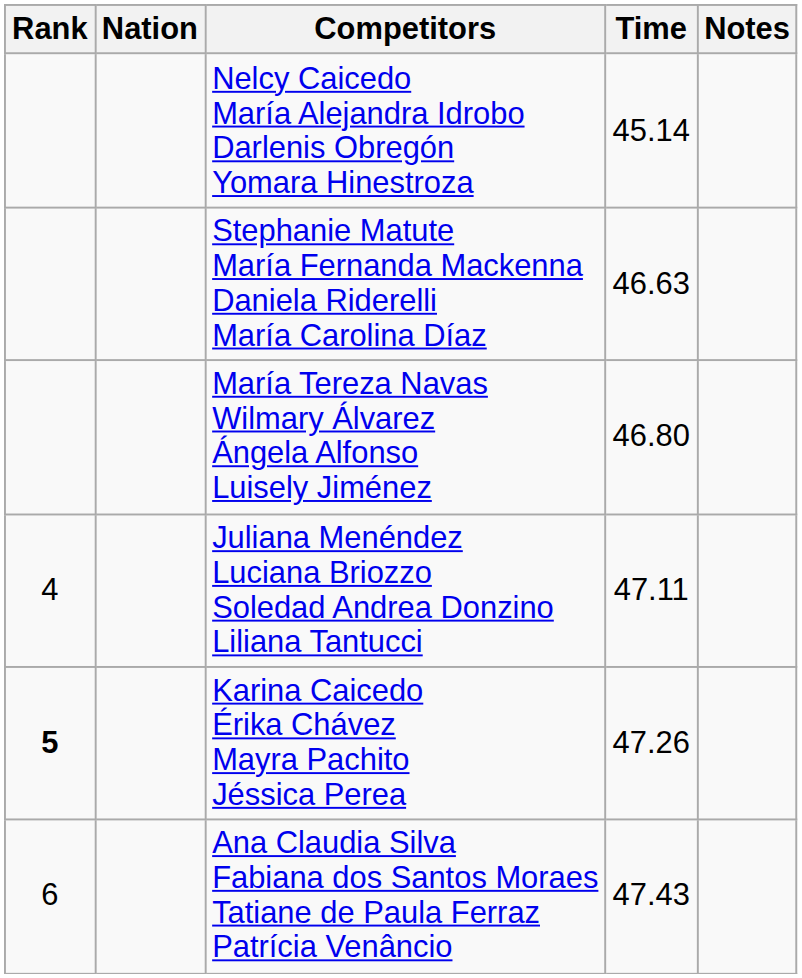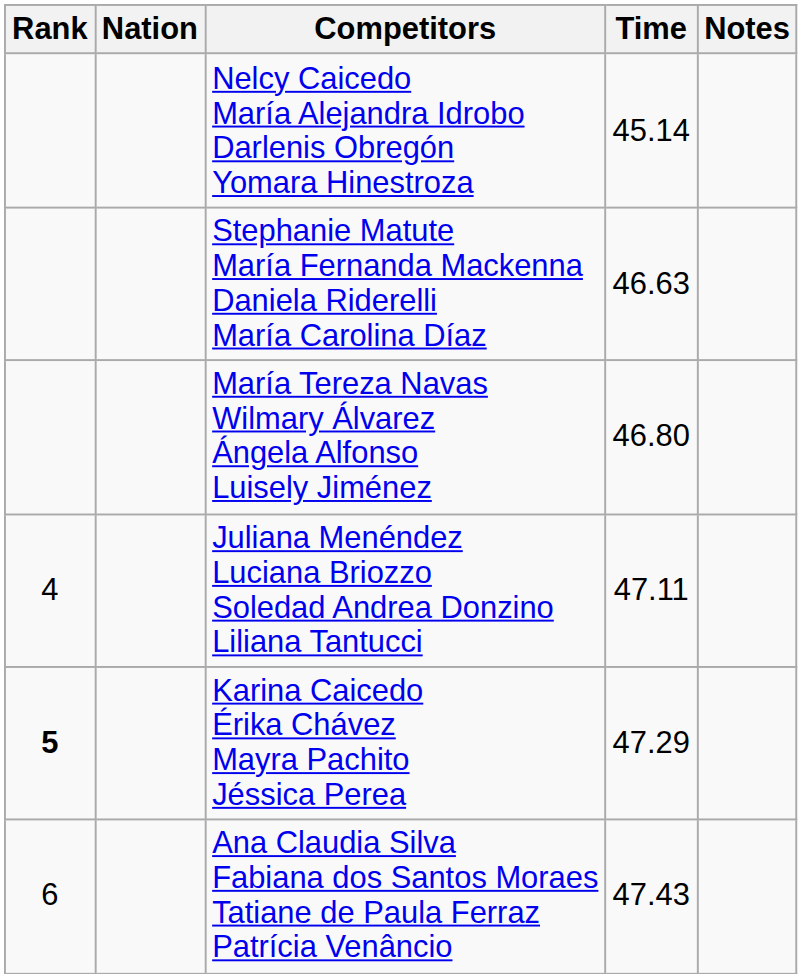(651, 742) 47.26 -> (651, 742) 47.29
